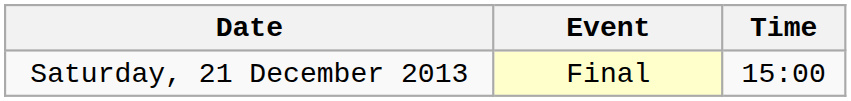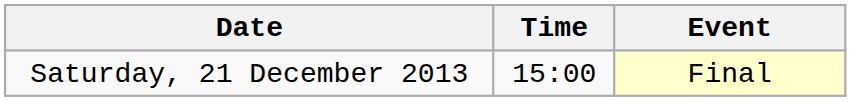columns swapped: (784, 28) <-> (608, 28)
